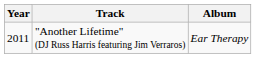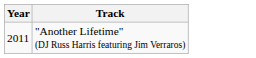- column: (219, 13)
